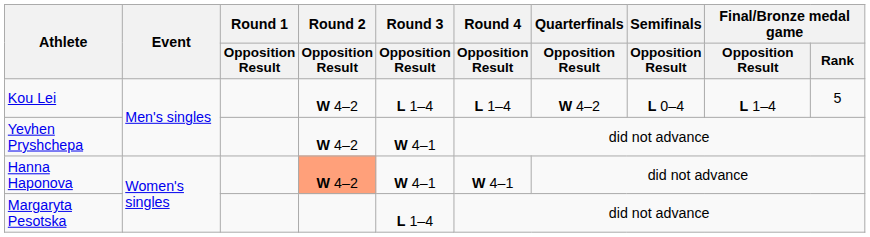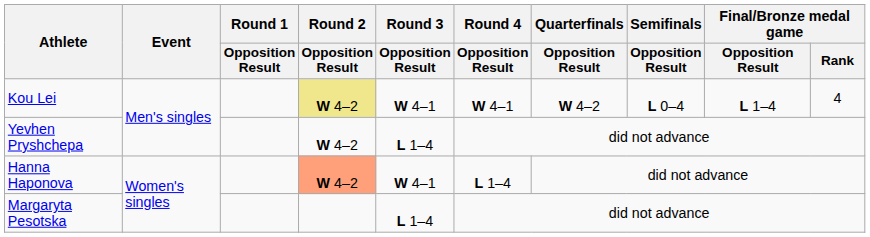(337, 106) no background -> (337, 106) khaki background
(415, 106) L 1–4 -> (415, 106) W 4–1
(493, 106) L 1–4 -> (493, 106) W 4–1
(838, 99) 5 -> (838, 99) 4
(415, 145) W 4–1 -> (415, 145) L 1–4
(493, 183) W 4–1 -> (493, 183) L 1–4
